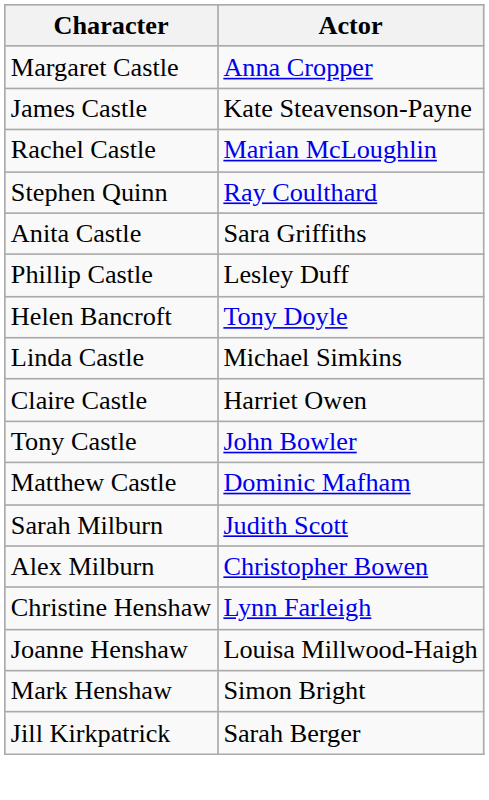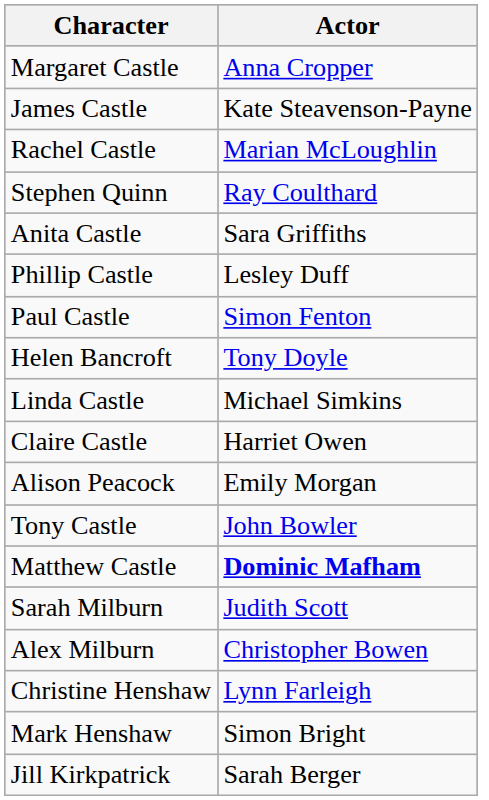+ row: (70, 316)
+ row: (93, 483)
(317, 483) normal -> (322, 566) bold
- row: (99, 649)
